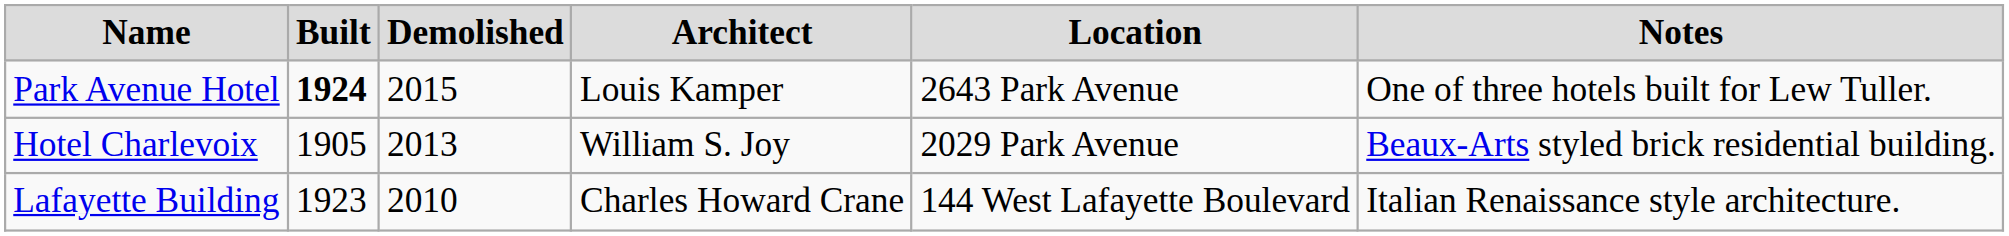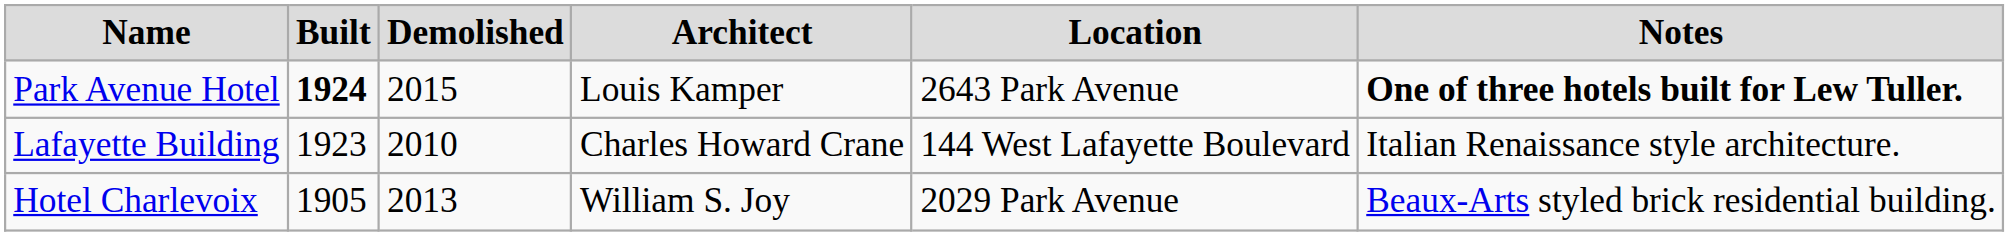(1649, 88) normal -> (1665, 88) bold
rows swapped: (136, 144) <-> (146, 200)
